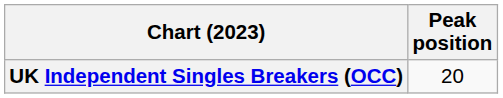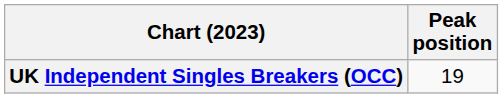(452, 76) 20 -> (452, 76) 19
